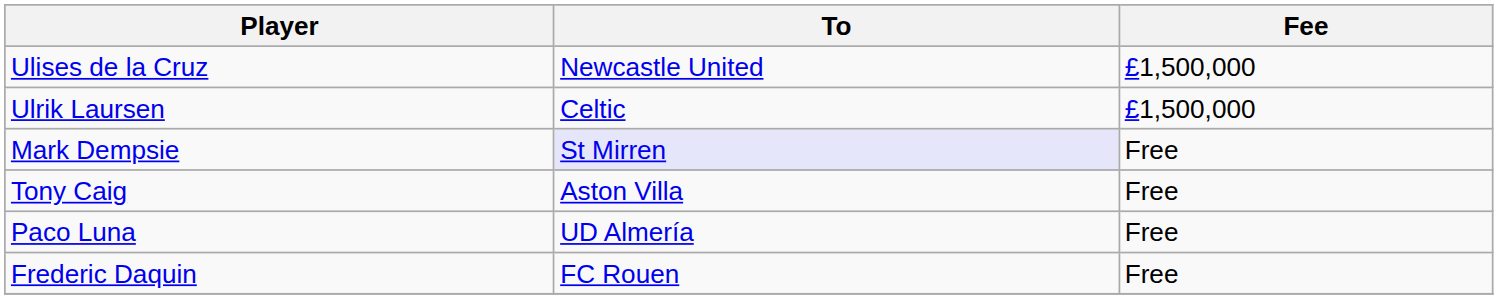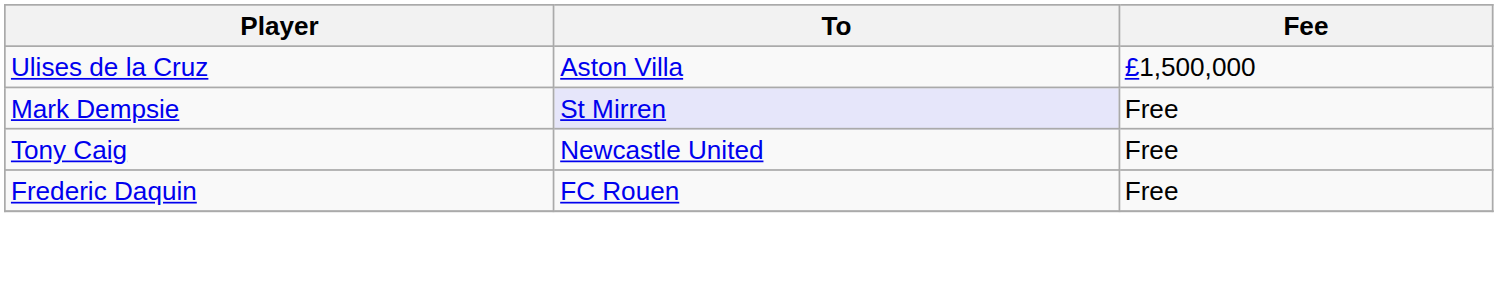(662, 67) Newcastle United -> (622, 67) Aston Villa
- row: (88, 109)
(622, 191) Aston Villa -> (662, 150) Newcastle United
- row: (73, 233)
